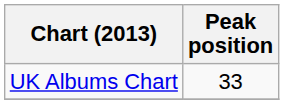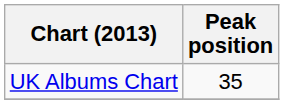(231, 81) 33 -> (231, 81) 35
